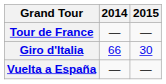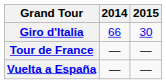rows swapped: (52, 50) <-> (52, 32)
